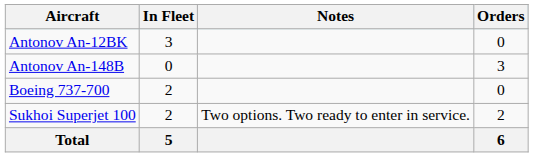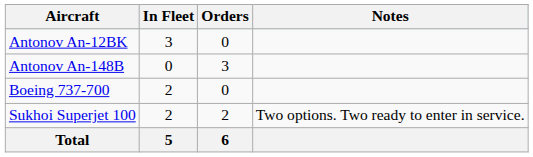columns swapped: (501, 16) <-> (336, 16)
